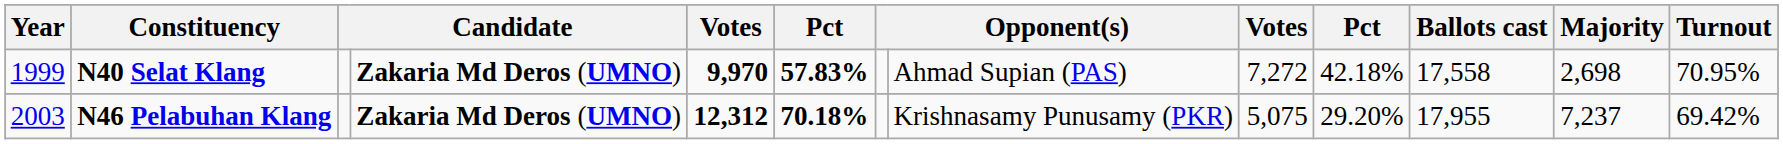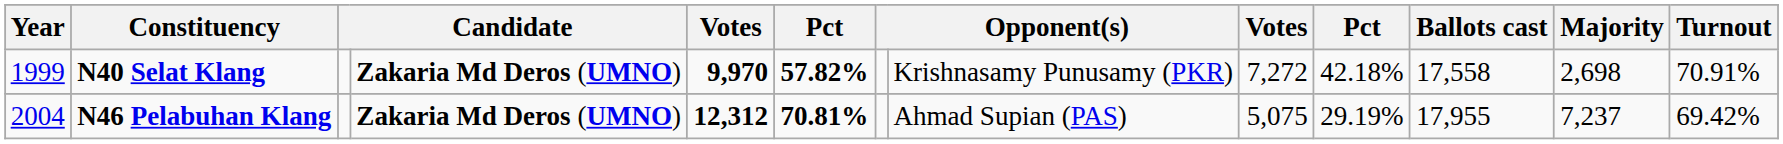(824, 71) 57.83% -> (824, 71) 57.82%
(1010, 71) Ahmad Supian (PAS) -> (1063, 71) Krishnasamy Punusamy (PKR)
(1718, 71) 70.95% -> (1718, 71) 70.91%
(38, 116) 2003 -> (38, 116) 2004
(824, 116) 70.18% -> (824, 116) 70.81%
(1063, 116) Krishnasamy Punusamy (PKR) -> (1010, 116) Ahmad Supian (PAS)
(1362, 116) 29.20% -> (1362, 116) 29.19%
